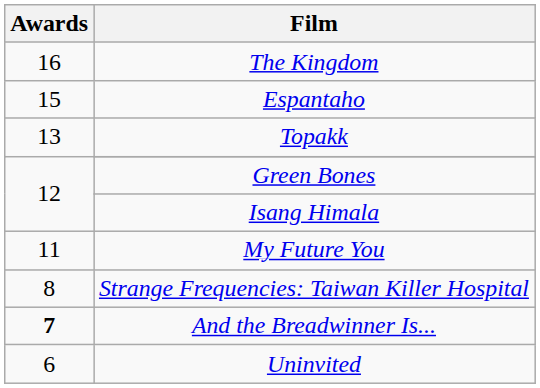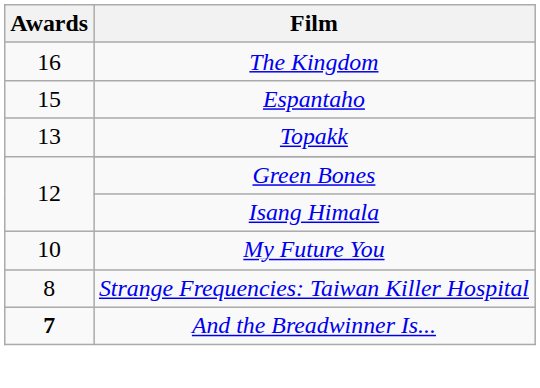(49, 250) 11 -> (49, 250) 10
- row: (314, 363)
